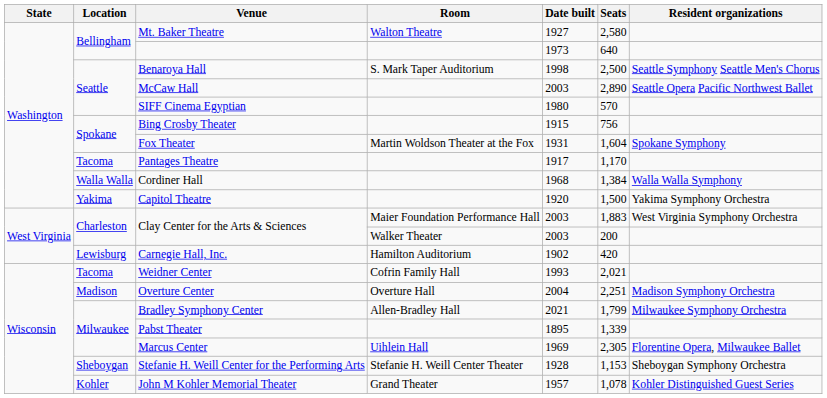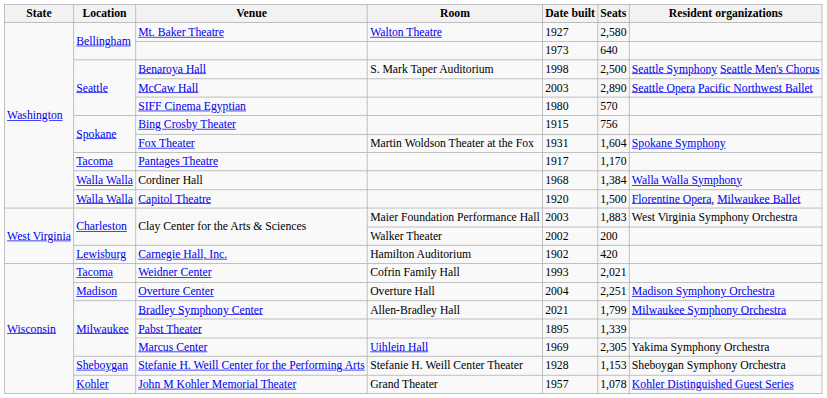(94, 198) Yakima -> (105, 198) Walla Walla
(701, 198) Yakima Symphony Orchestra -> (716, 198) Florentine Opera, Milwaukee Ballet
(557, 236) 2003 -> (557, 236) 2002
(716, 347) Florentine Opera, Milwaukee Ballet -> (701, 347) Yakima Symphony Orchestra
